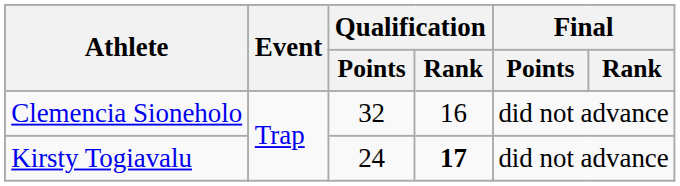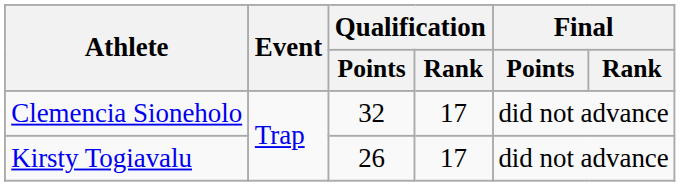(453, 113) 16 -> (453, 113) 17
(372, 157) 24 -> (372, 157) 26
(453, 157) bold -> (453, 157) normal
